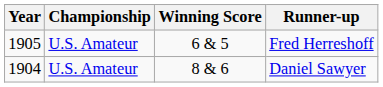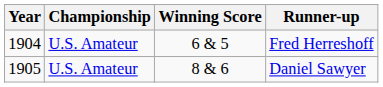(25, 43) 1905 -> (25, 43) 1904
(25, 69) 1904 -> (25, 69) 1905
